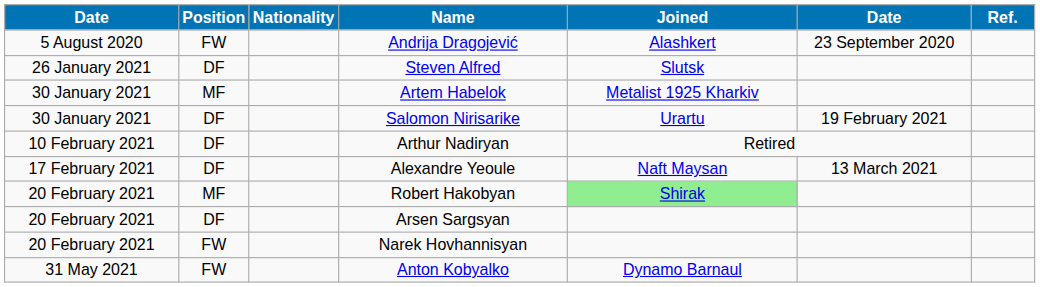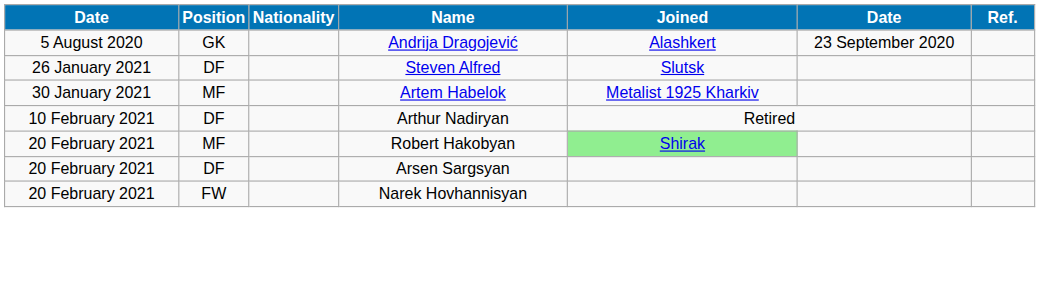(214, 43) FW -> (214, 43) GK
- row: (453, 119)
- row: (453, 169)
- row: (453, 270)
